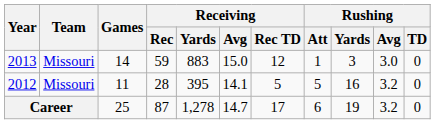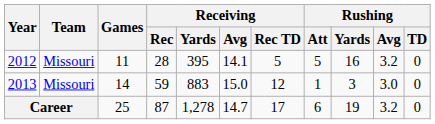rows swapped: (22, 84) <-> (22, 61)
